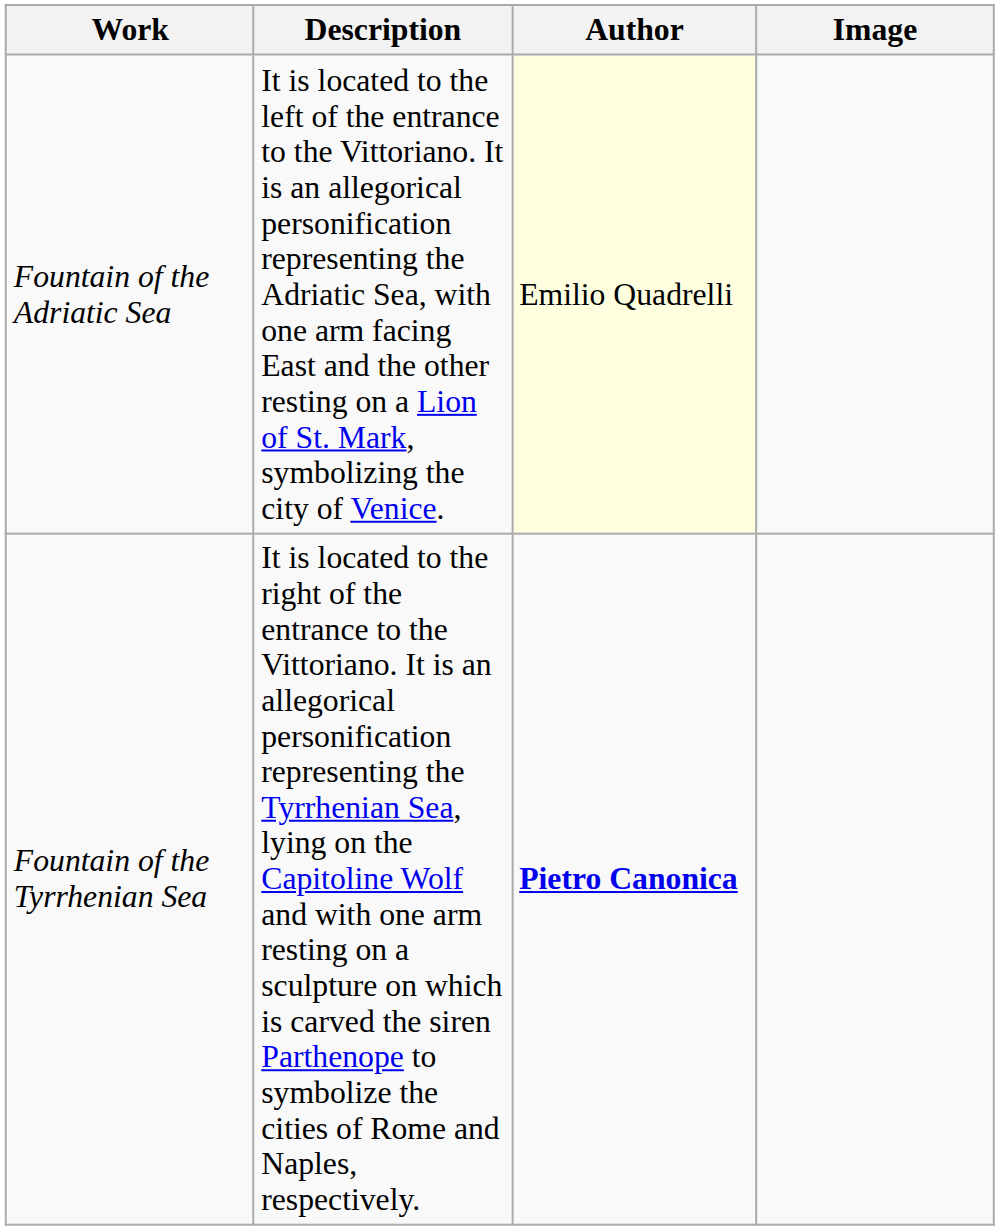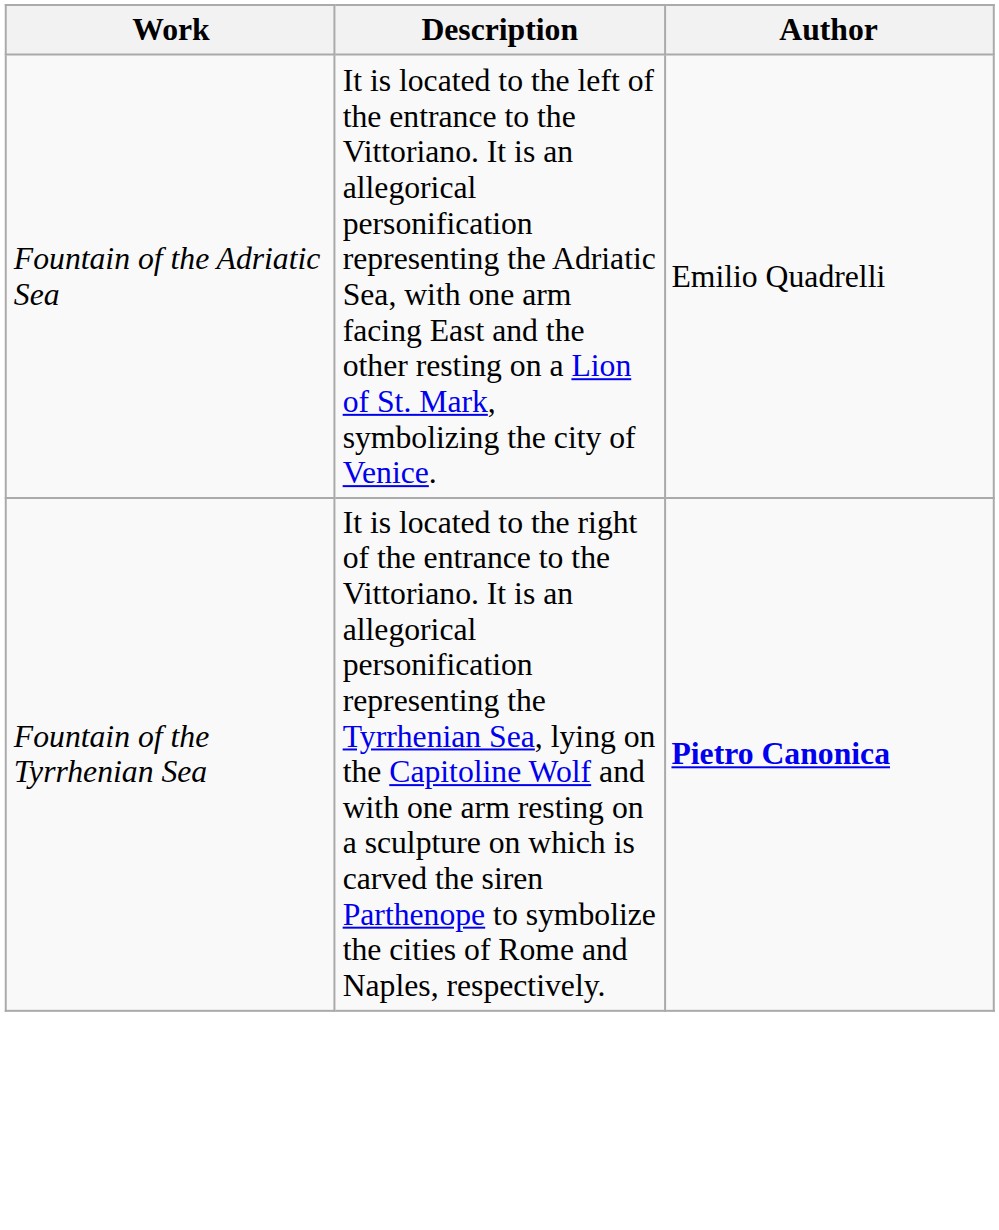- column: (875, 29)
(626, 293) lightyellow background -> (778, 275) no background
